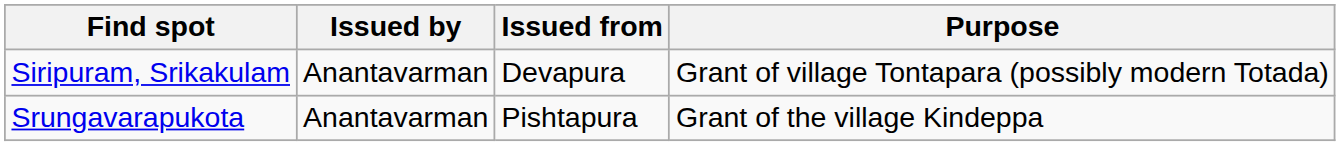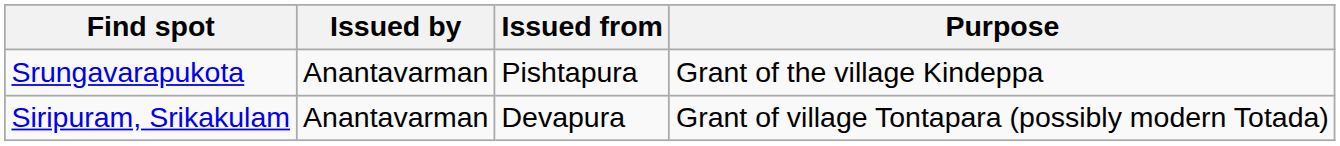rows swapped: (151, 72) <-> (128, 117)
